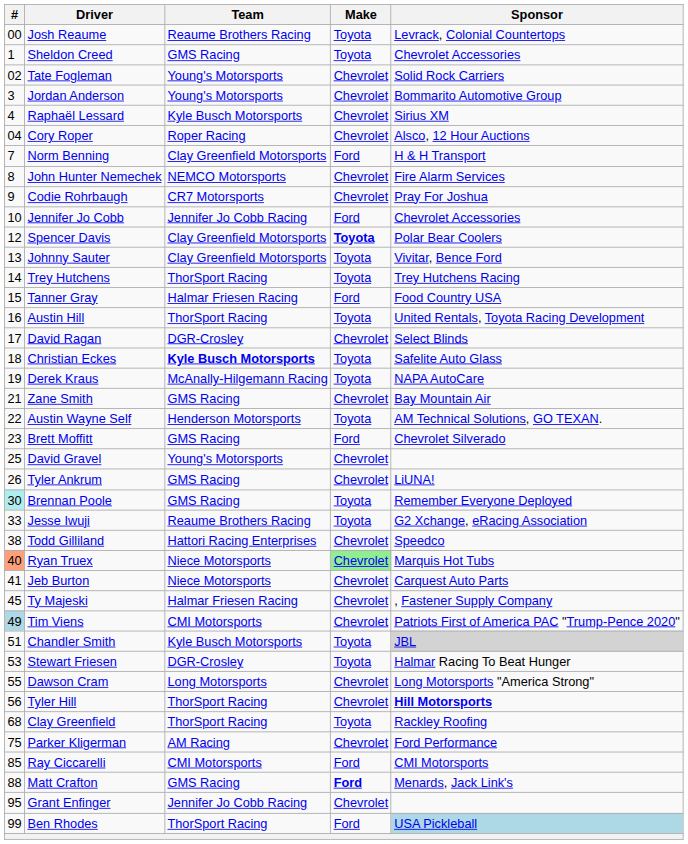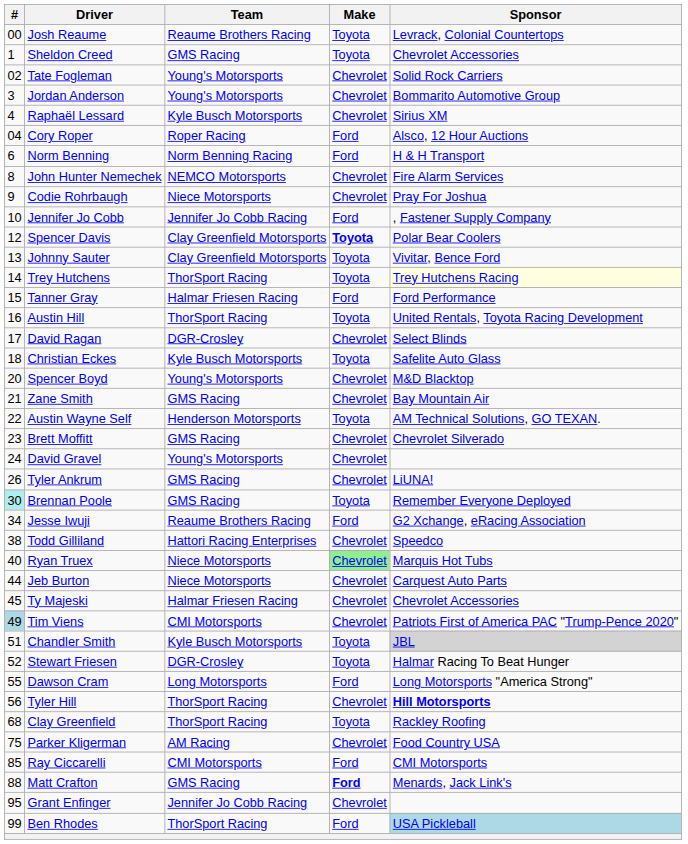(361, 136) Chevrolet -> (345, 136) Ford
(11, 156) 7 -> (11, 156) 6
(247, 156) Clay Greenfield Motorsports -> (230, 156) Norm Benning Racing
(216, 197) CR7 Motorsports -> (219, 197) Niece Motorsports
(457, 217) Chevrolet Accessories -> (472, 217) , Fastener Supply Company
(457, 277) no background -> (456, 277) lightyellow background
(448, 298) Food Country USA -> (444, 298) Ford Performance
(241, 358) bold -> (235, 358) normal
- row: (63, 379)
+ row: (68, 379)
(347, 439) Ford -> (360, 439) Chevrolet
(14, 459) 25 -> (14, 459) 24
(14, 520) 33 -> (14, 520) 34
(352, 520) Toyota -> (345, 520) Ford
(14, 560) lightsalmon background -> (14, 560) no background
(14, 581) 41 -> (14, 581) 44
(473, 601) , Fastener Supply Company -> (456, 601) Chevrolet Accessories
(14, 662) 53 -> (14, 662) 52
(361, 682) Chevrolet -> (345, 682) Ford
(446, 742) Ford Performance -> (446, 742) Food Country USA
